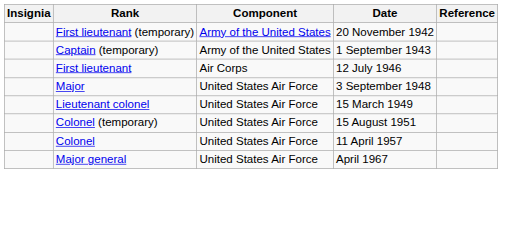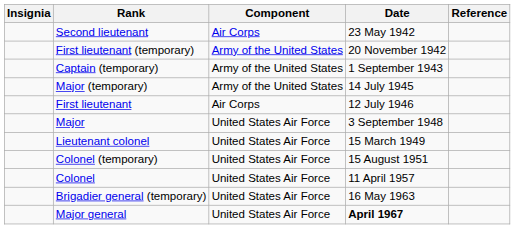+ row: (102, 31)
+ row: (102, 86)
+ row: (131, 196)
(362, 159) normal -> (376, 214) bold
